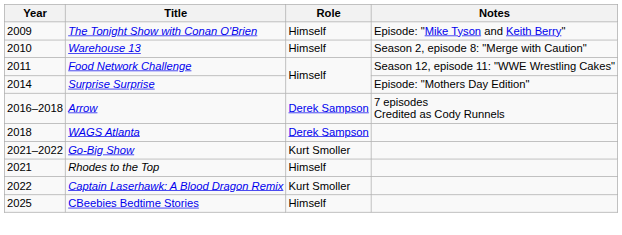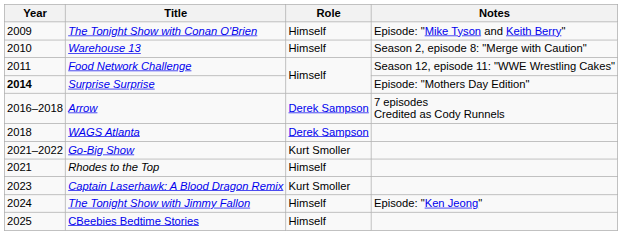(19, 84) normal -> (19, 84) bold
(19, 185) 2022 -> (19, 185) 2023
+ row: (159, 203)
